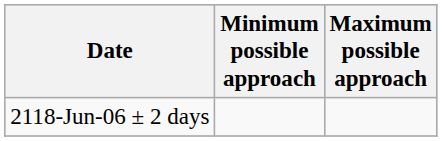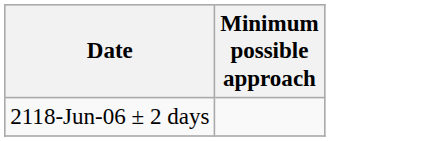- column: (381, 51)
